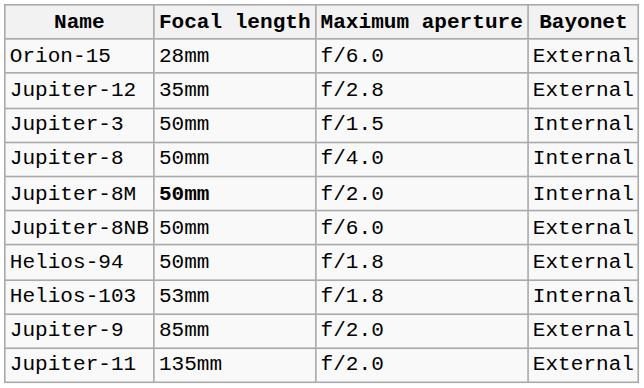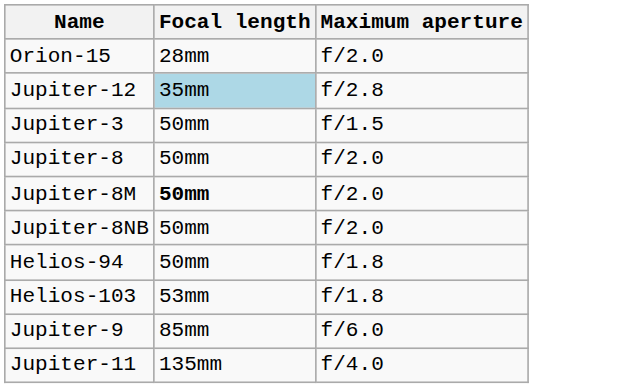- column: (583, 22)
(352, 56) f/6.0 -> (352, 56) f/2.0
(184, 91) no background -> (184, 91) lightblue background
(352, 159) f/4.0 -> (352, 159) f/2.0
(352, 228) f/6.0 -> (352, 228) f/2.0
(352, 331) f/2.0 -> (352, 331) f/6.0
(352, 365) f/2.0 -> (352, 365) f/4.0
